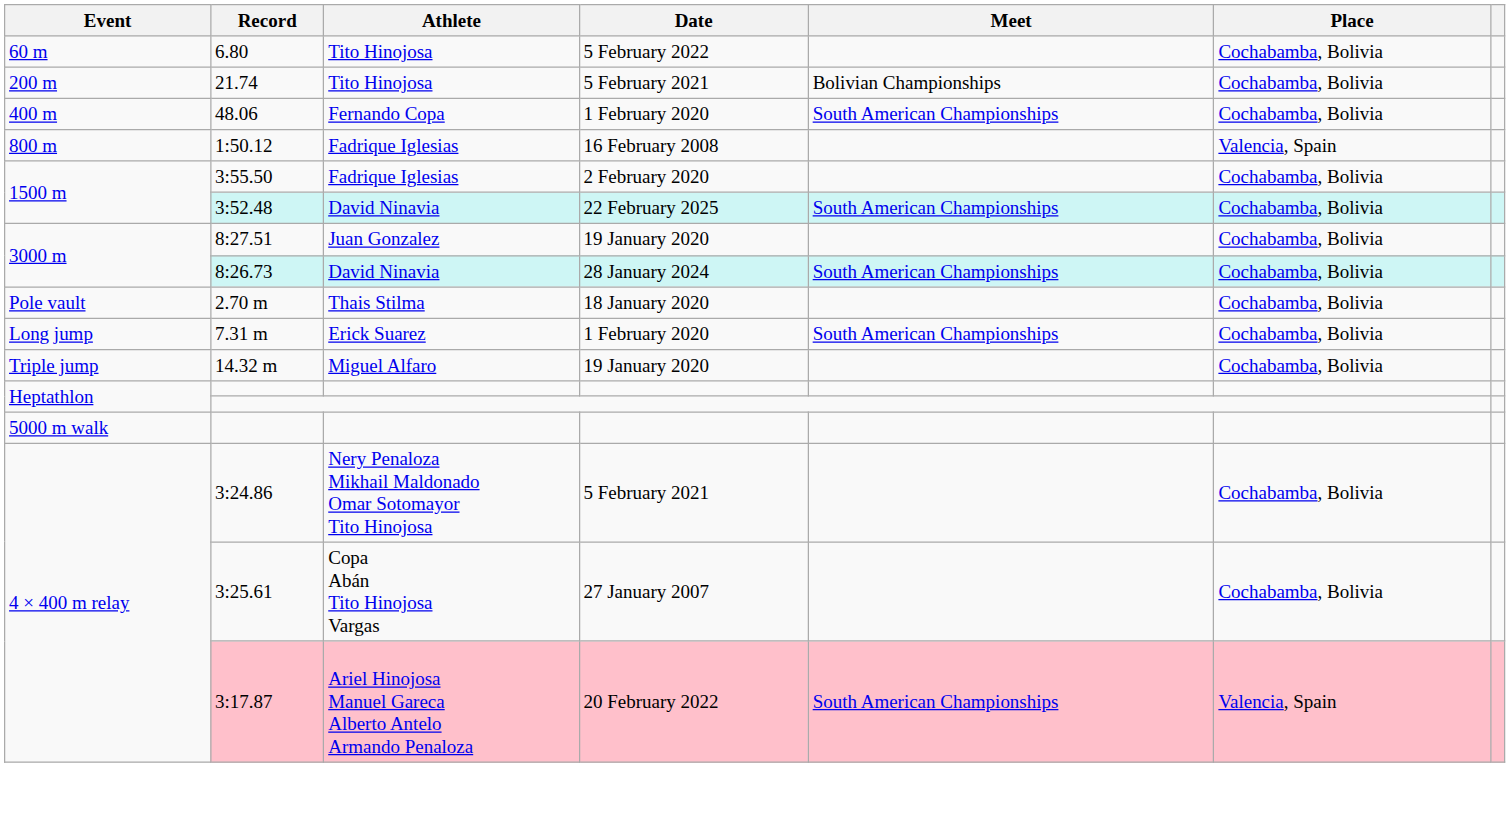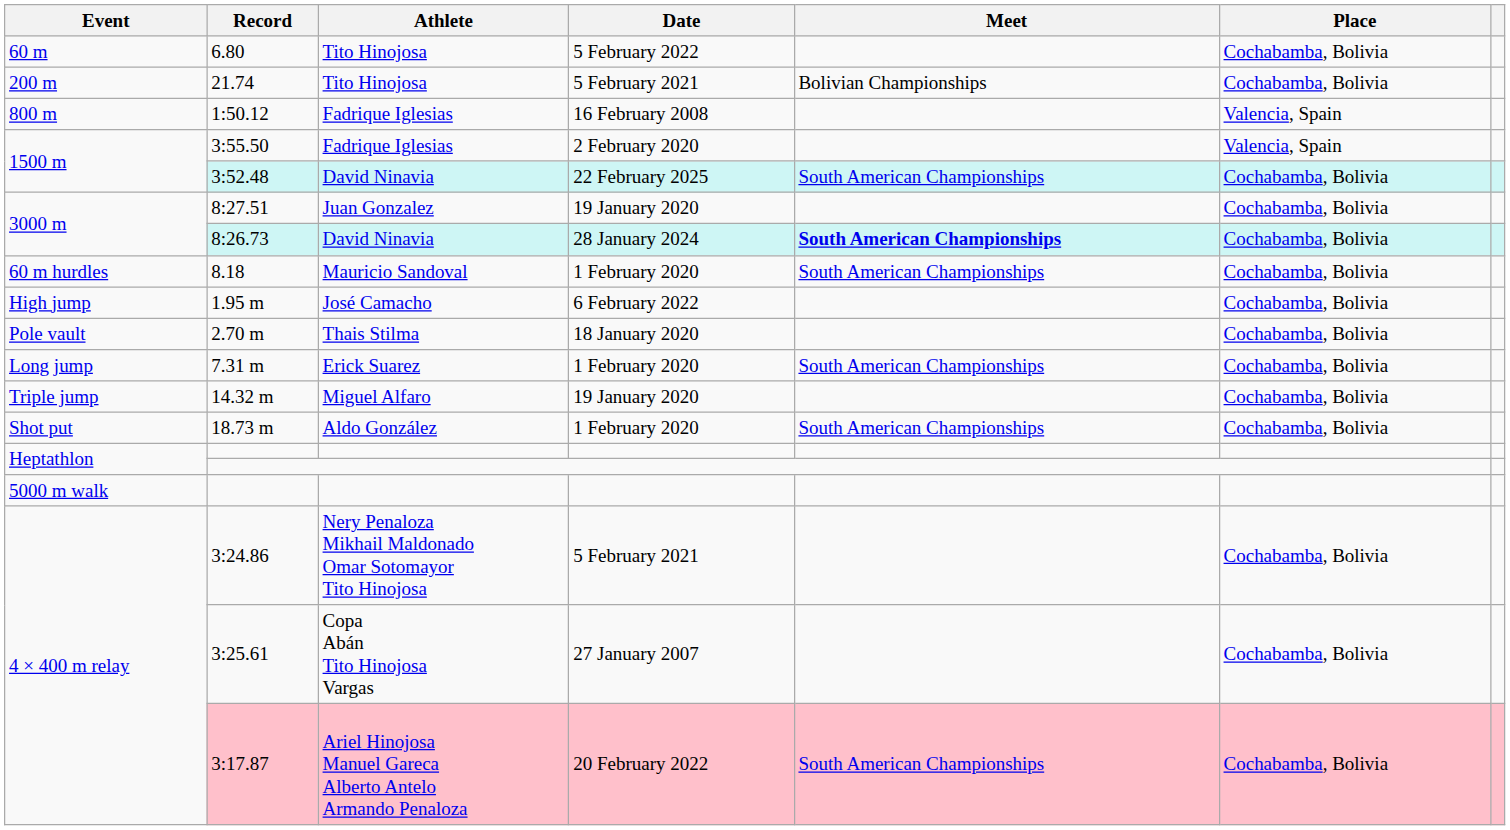- row: (33, 114)
(1301, 176) Cochabamba, Bolivia -> (1283, 145) Valencia, Spain
(936, 270) normal -> (930, 239) bold
+ row: (59, 270)
+ row: (50, 302)
+ row: (41, 427)
(1277, 701) Valencia, Spain -> (1306, 764) Cochabamba, Bolivia
